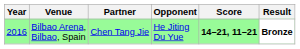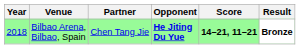(17, 32) 2016 -> (17, 32) 2018
(171, 32) normal -> (173, 32) bold
